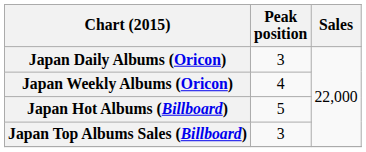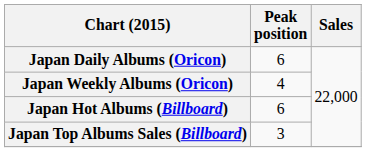(281, 59) 3 -> (281, 59) 6
(281, 109) 5 -> (281, 109) 6
